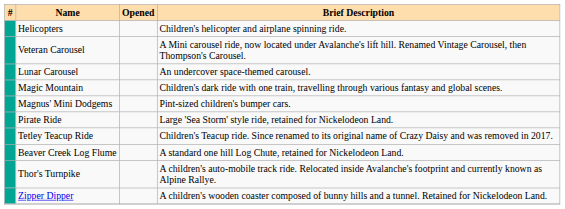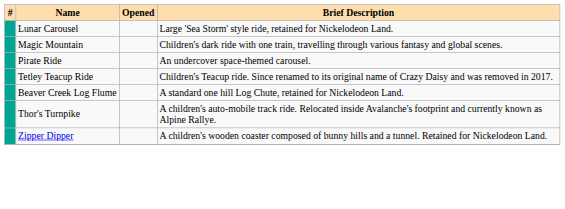- row: (40, 28)
- row: (51, 50)
(235, 72) An undercover space-themed carousel. -> (276, 28) Large 'Sea Storm' style ride, retained for Nickelodeon Land.
- row: (65, 104)
(276, 120) Large 'Sea Storm' style ride, retained for Nickelodeon Land. -> (235, 60) An undercover space-themed carousel.
